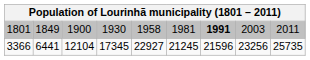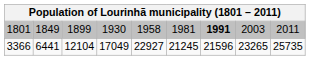(79, 30) 1900 -> (79, 30) 1899
(114, 47) 17345 -> (114, 47) 17049
(253, 47) 23256 -> (253, 47) 23265
